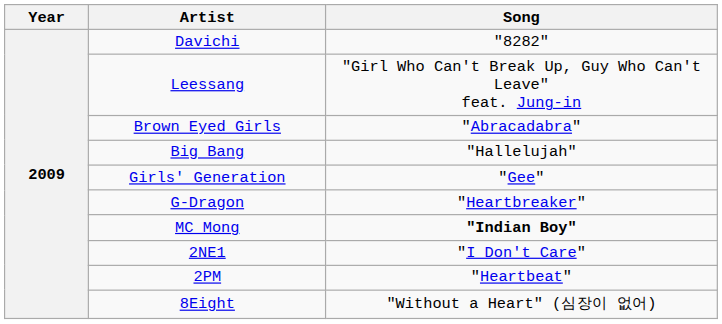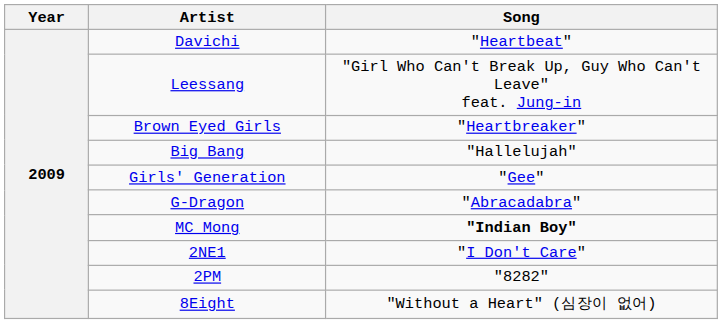(521, 42) "8282" -> (521, 42) "Heartbeat"
(521, 127) "Abracadabra" -> (521, 127) "Heartbreaker"
(521, 202) "Heartbreaker" -> (521, 202) "Abracadabra"
(521, 278) "Heartbeat" -> (521, 278) "8282"
